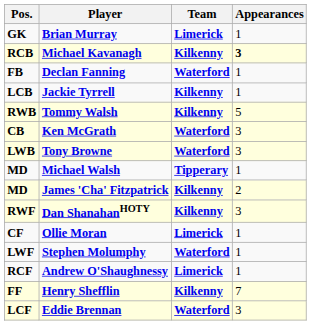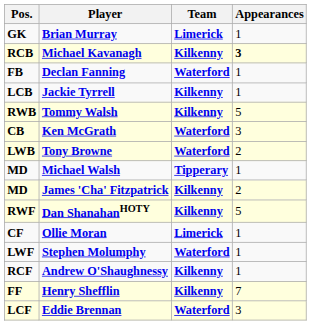(238, 151) 3 -> (238, 151) 2
(238, 211) 3 -> (238, 211) 5
(198, 271) Limerick -> (199, 271) Kilkenny
